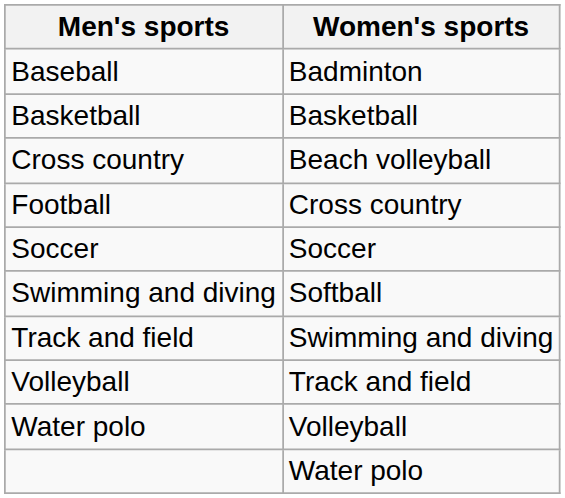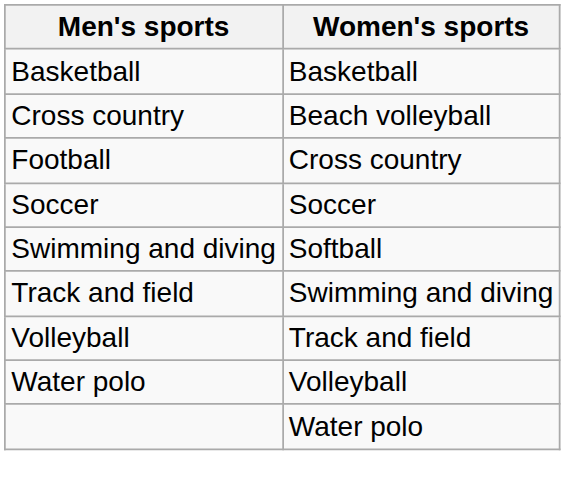- row: (65, 71)
